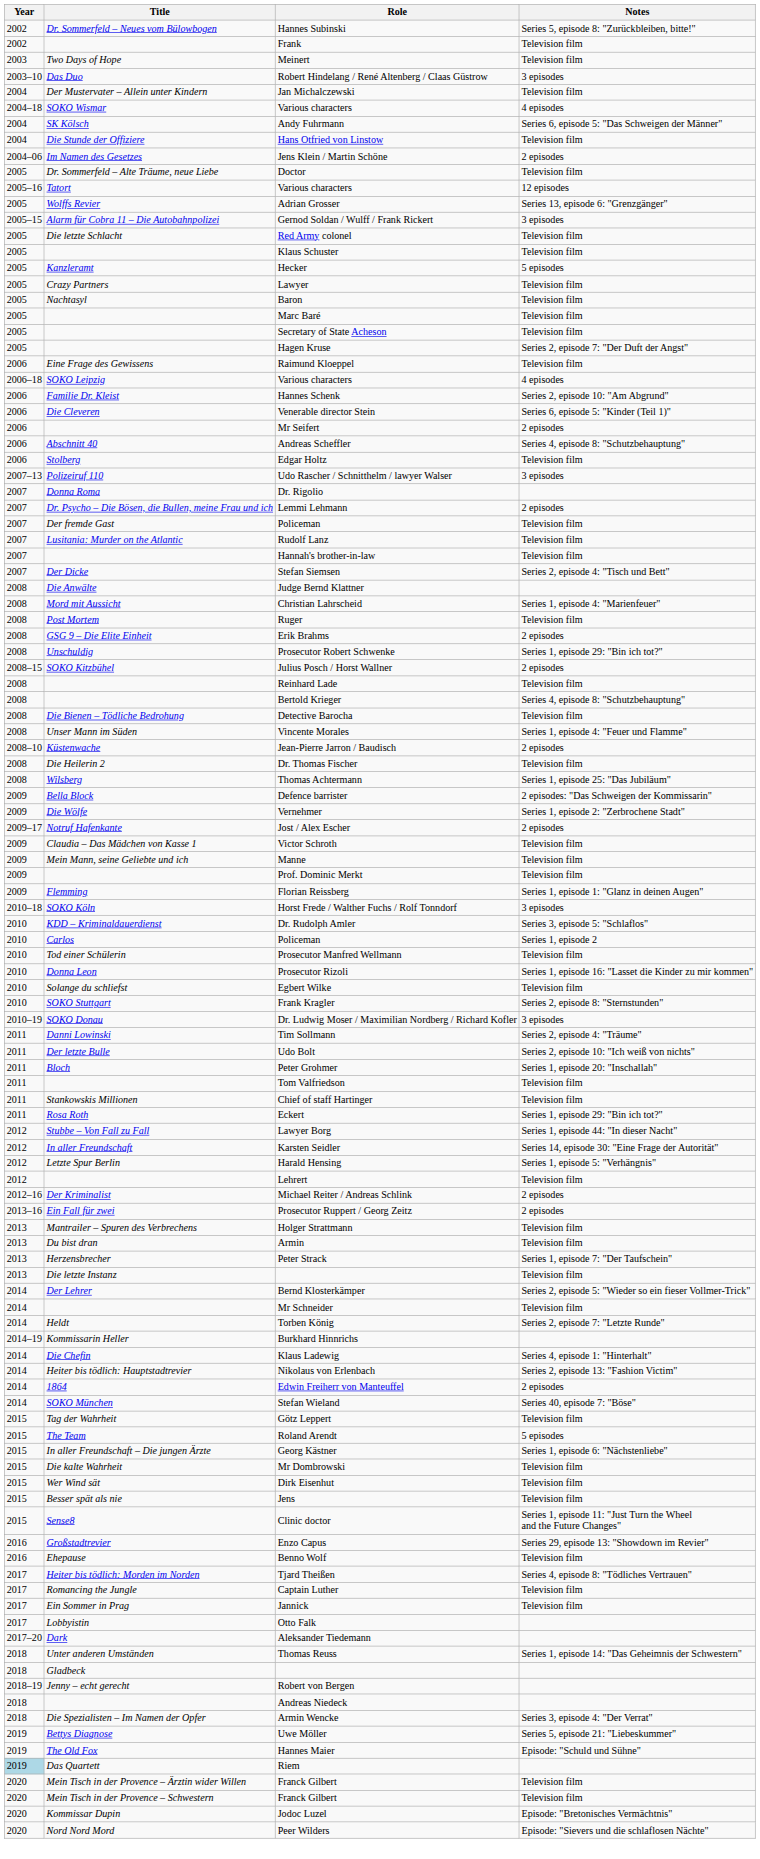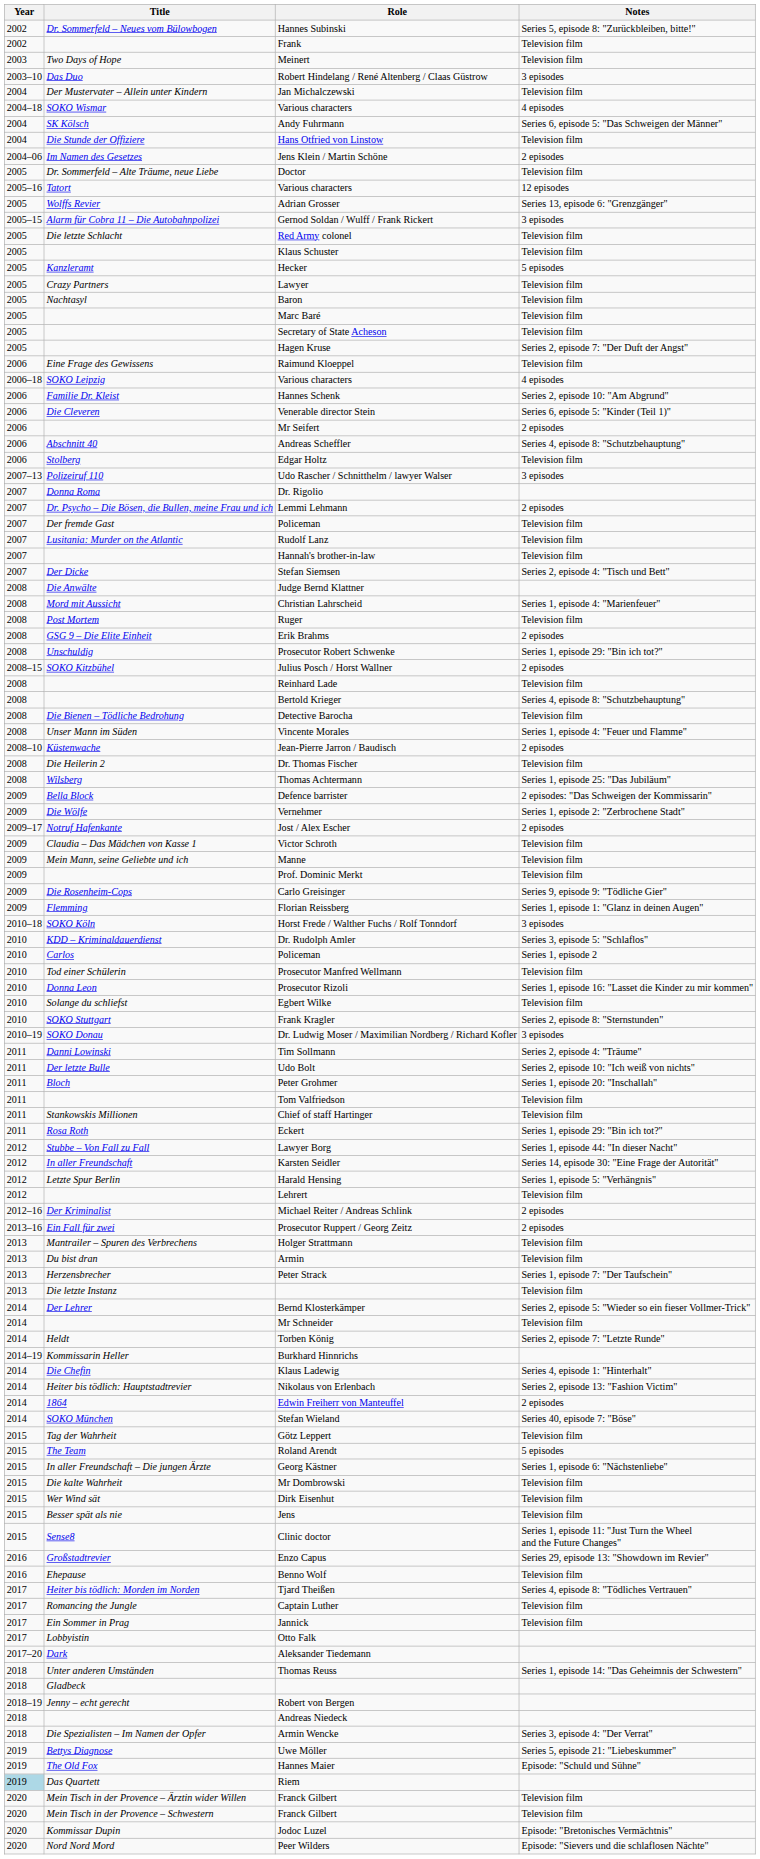+ row: (89, 891)
